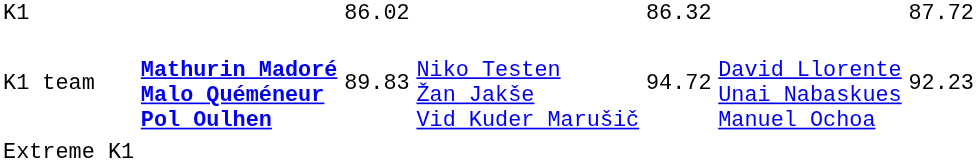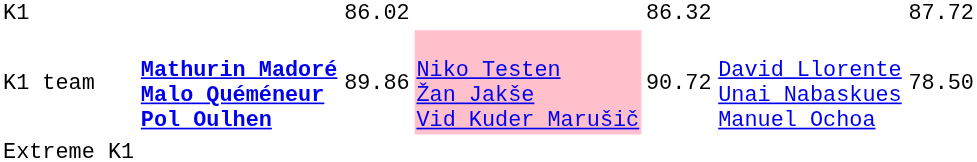(377, 82) 89.83 -> (377, 82) 89.86
(528, 95) no background -> (528, 95) pink background
(679, 82) 94.72 -> (679, 82) 90.72
(941, 82) 92.23 -> (941, 82) 78.50
